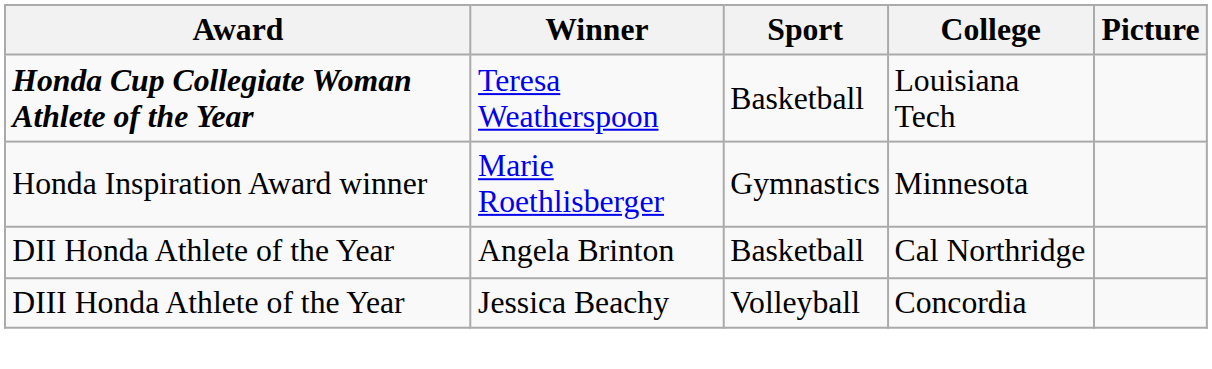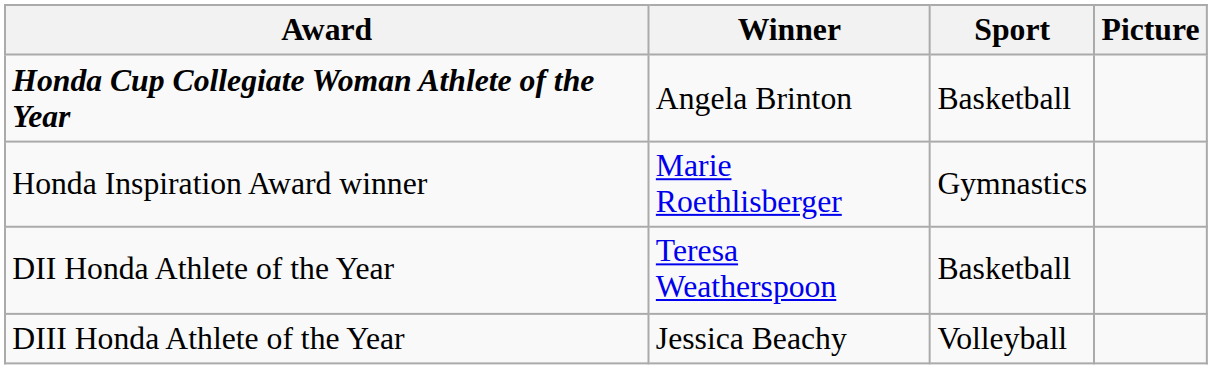- column: (991, 29)
(568, 97) Teresa Weatherspoon -> (754, 97) Angela Brinton
(576, 251) Angela Brinton -> (746, 269) Teresa Weatherspoon
